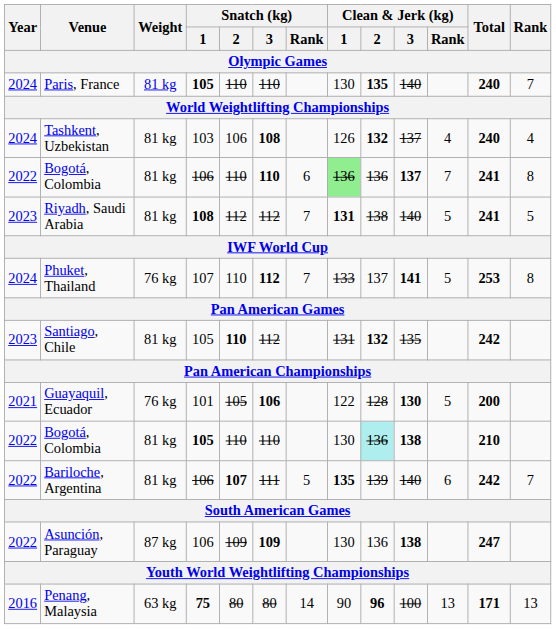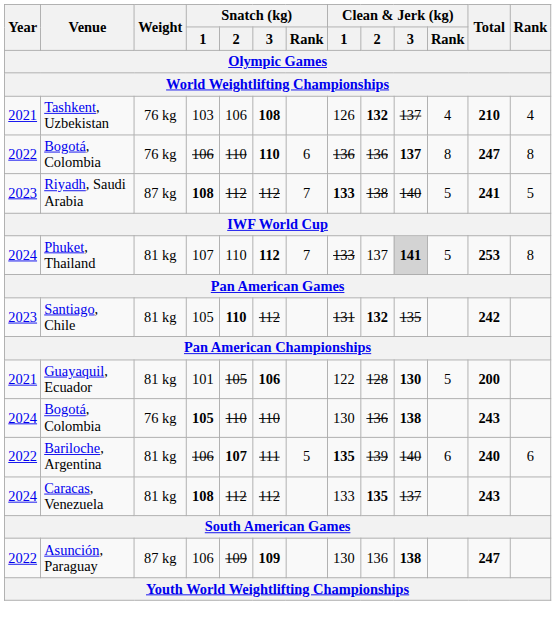- row: (82, 84)
(23, 138) 2024 -> (23, 115) 2021
(160, 138) 81 kg -> (160, 115) 76 kg
(489, 138) 240 -> (489, 115) 210
(160, 177) 81 kg -> (160, 154) 76 kg
(344, 177) lightgreen background -> (344, 154) no background
(448, 177) 7 -> (448, 154) 8
(489, 177) 241 -> (489, 154) 247
(160, 216) 81 kg -> (160, 193) 87 kg
(344, 216) 131 -> (344, 193) 133
(160, 278) 76 kg -> (160, 255) 81 kg
(410, 278) no background -> (410, 255) lightgrey background
(160, 401) 76 kg -> (160, 379) 81 kg
(23, 440) 2022 -> (23, 418) 2024
(160, 440) 81 kg -> (160, 418) 76 kg
(377, 440) paleturquoise background -> (377, 418) no background
(489, 440) 210 -> (489, 418) 243
(489, 479) 242 -> (489, 457) 240
(530, 479) 7 -> (530, 457) 6
+ row: (74, 496)
- row: (71, 603)
